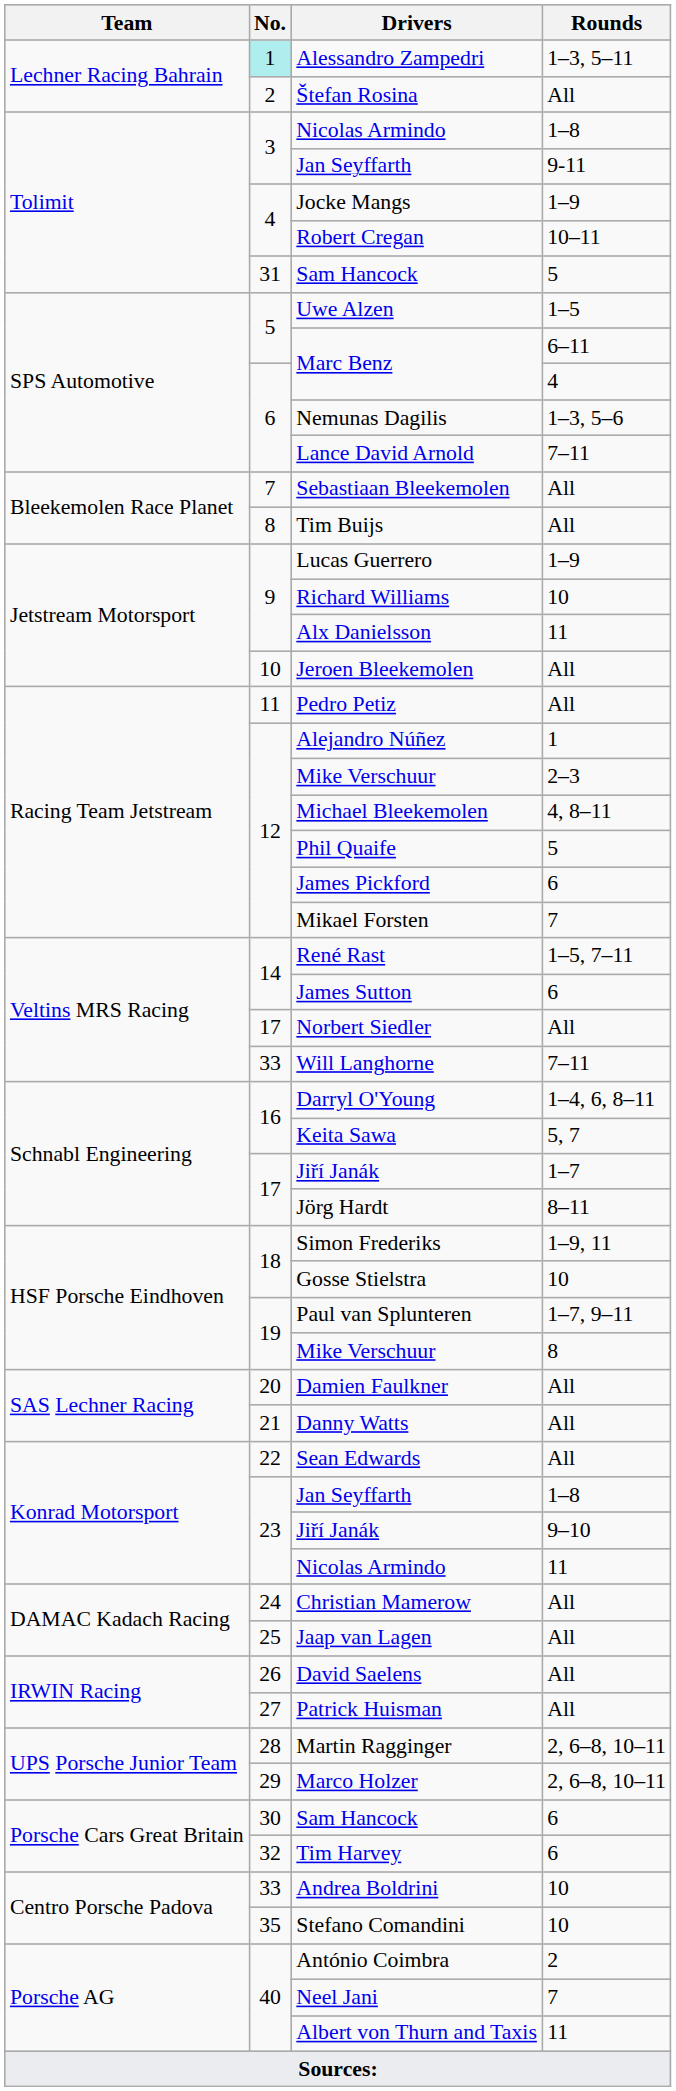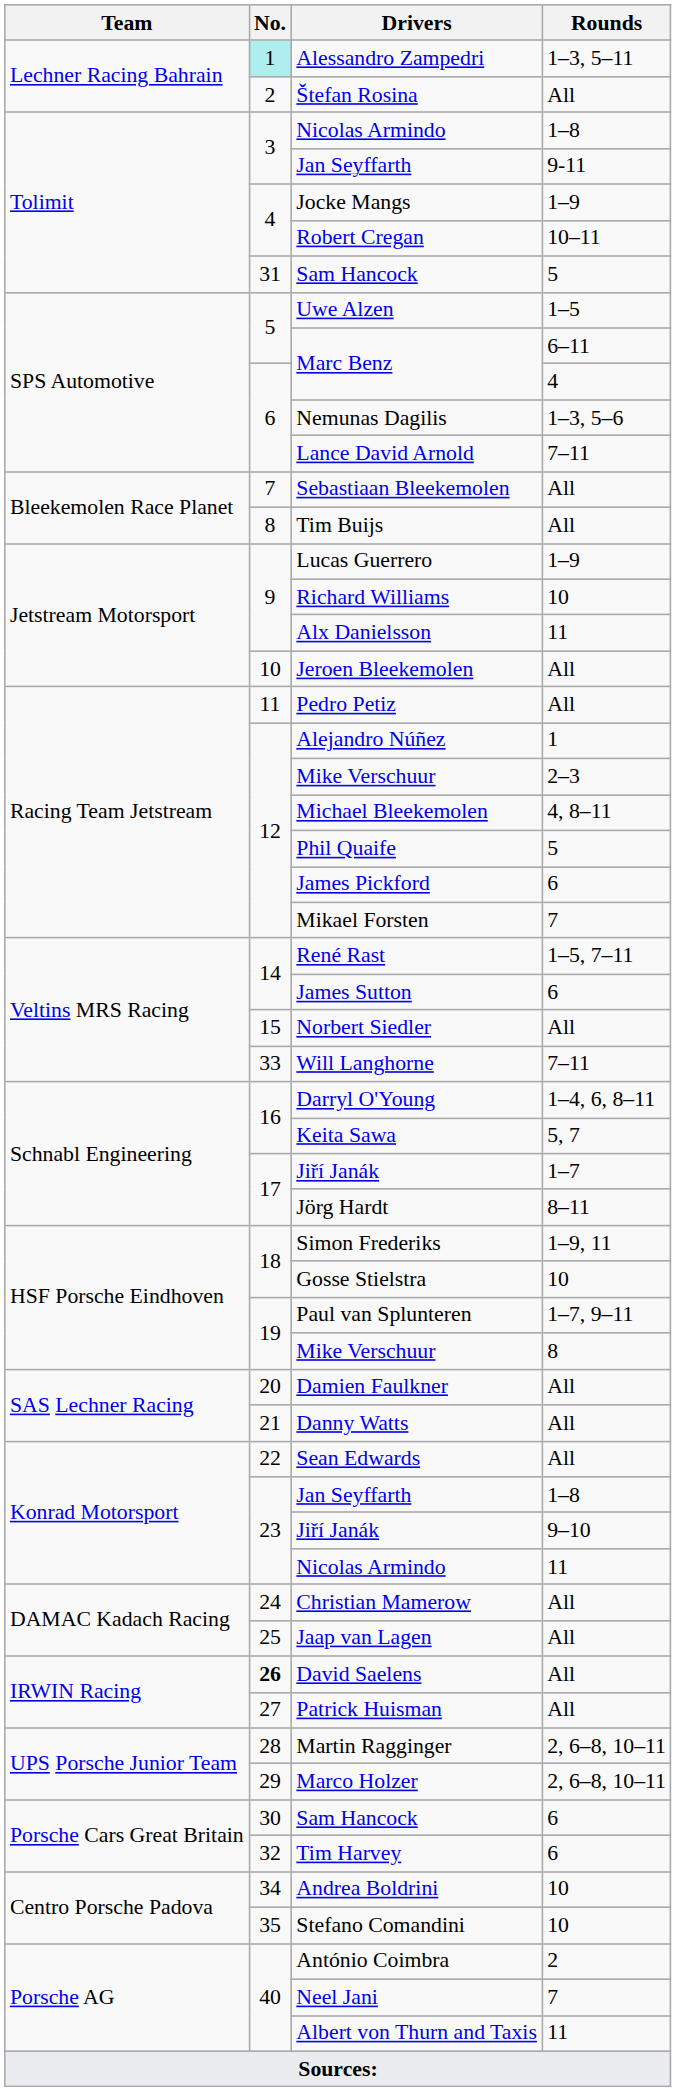(270, 1027) 17 -> (270, 1027) 15
(270, 1673) normal -> (270, 1673) bold
(270, 1888) 33 -> (270, 1888) 34
